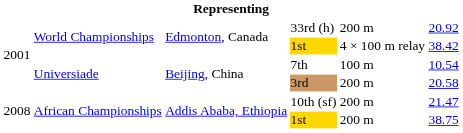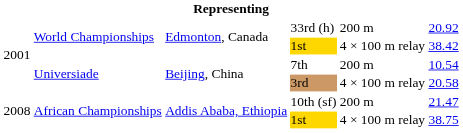(357, 64) 100 m -> (357, 64) 200 m
(357, 83) 200 m -> (382, 83) 4 × 100 m relay
(357, 120) 200 m -> (382, 120) 4 × 100 m relay
